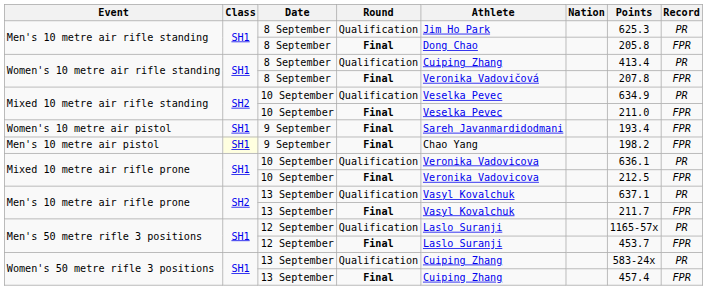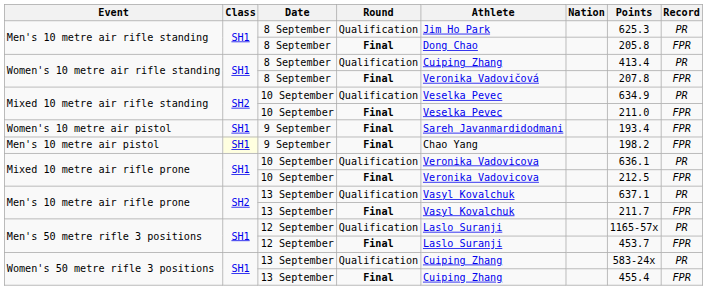(634, 277) 457.4 -> (634, 277) 455.4
